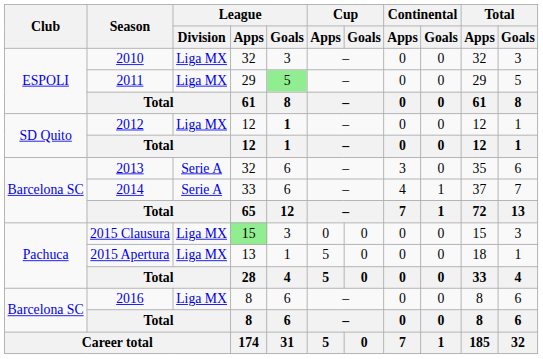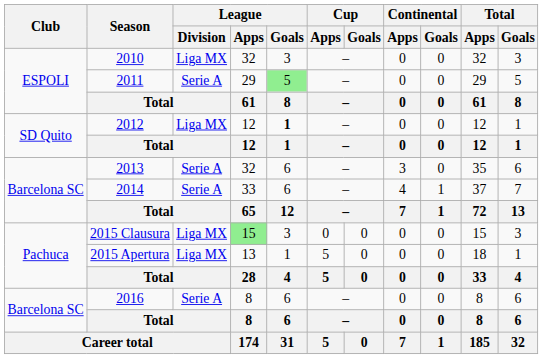(202, 80) Liga MX -> (202, 80) Serie A
(202, 299) Liga MX -> (202, 299) Serie A
